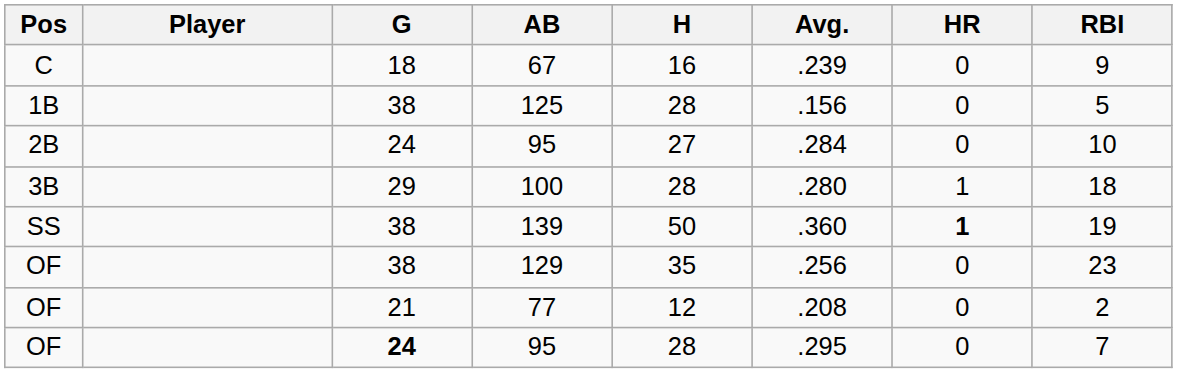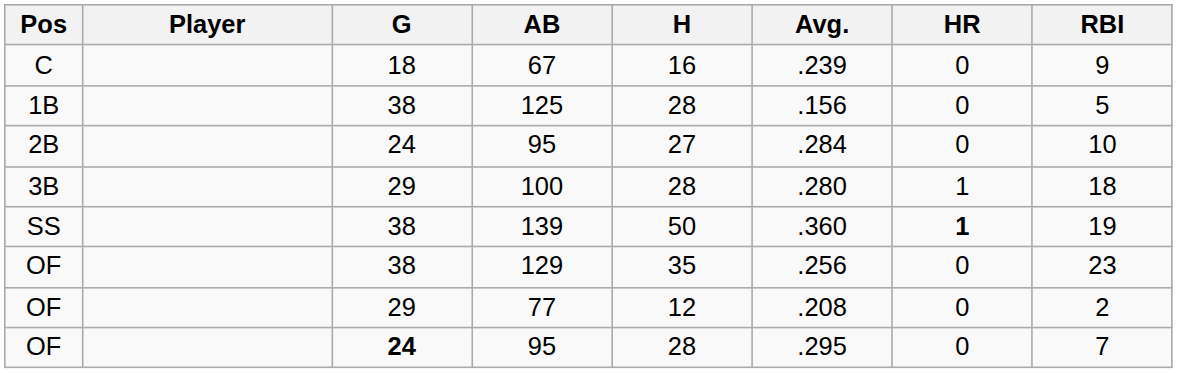(402, 307) 21 -> (402, 307) 29
